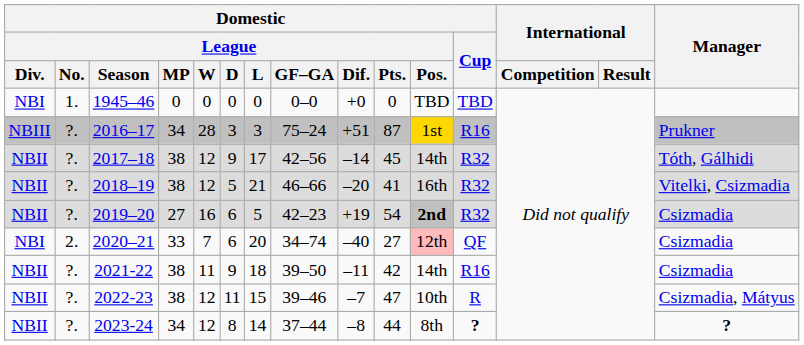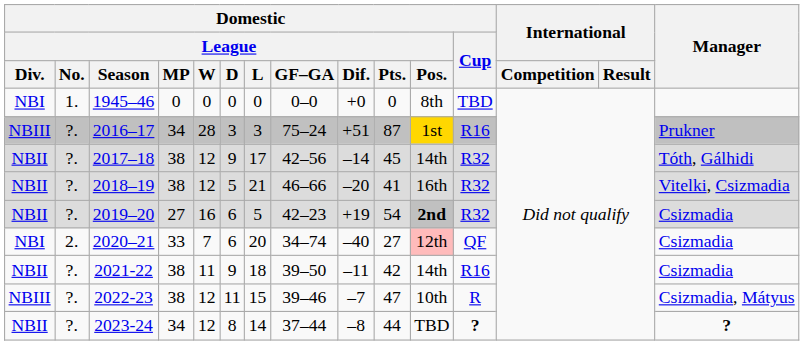(432, 102) TBD -> (432, 102) 8th
(30, 297) NBII -> (30, 297) NBIII
(432, 325) 8th -> (432, 325) TBD
